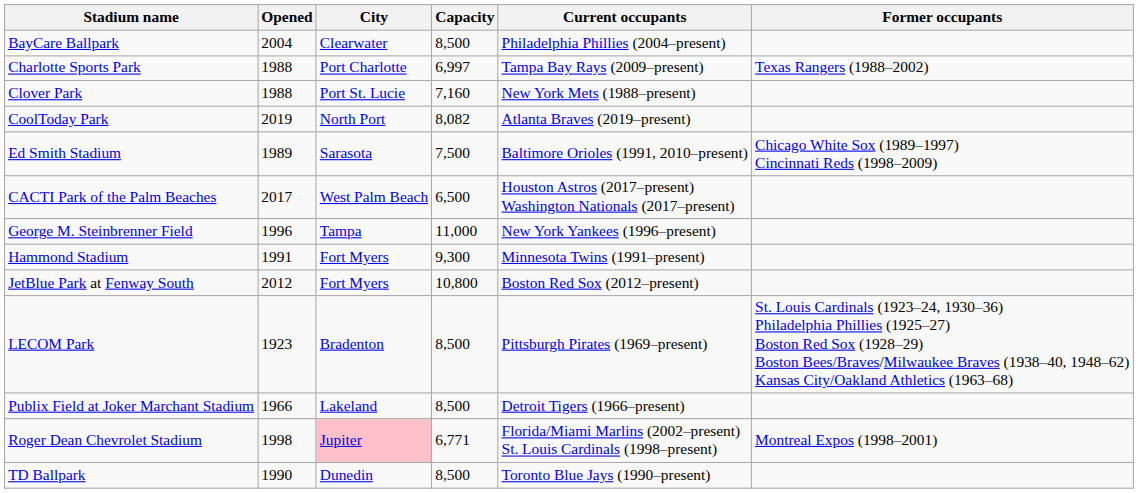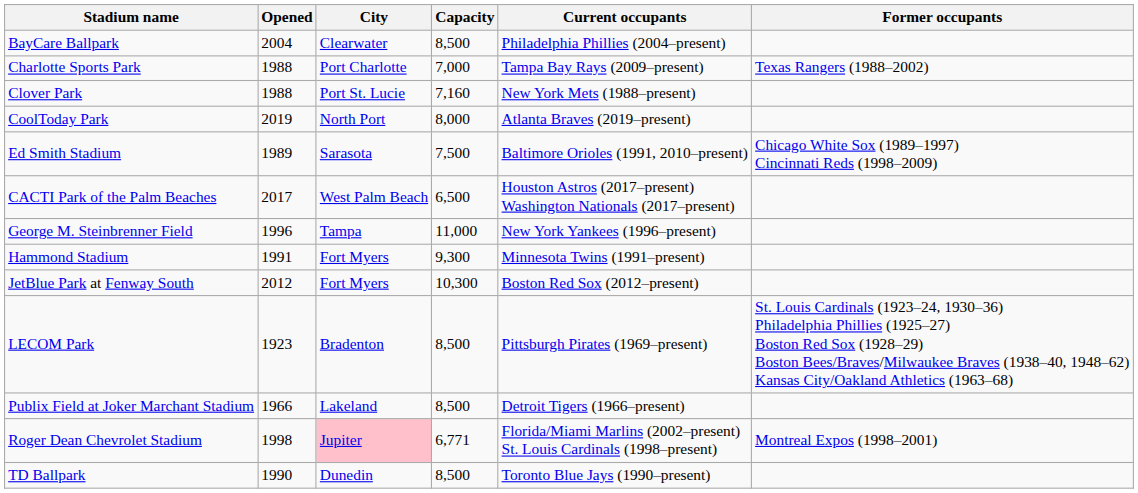(453, 68) 6,997 -> (453, 68) 7,000
(453, 119) 8,082 -> (453, 119) 8,000
(456, 282) 10,800 -> (456, 282) 10,300
